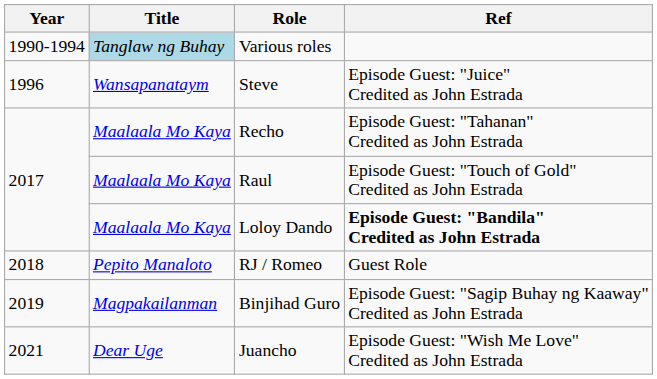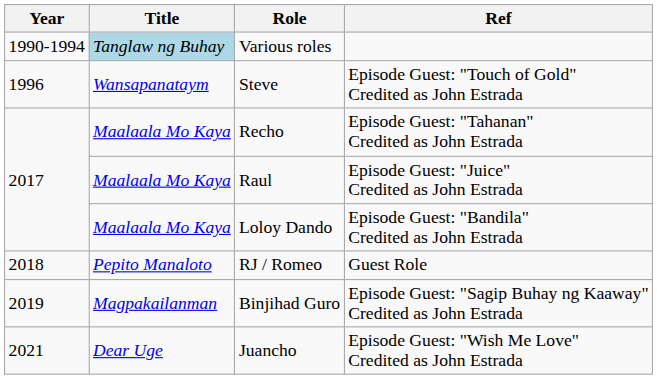(436, 84) Episode Guest: "Juice" Credited as John Estrada -> (462, 84) Episode Guest: "Touch of Gold" Credited as John Estrada
(462, 179) Episode Guest: "Touch of Gold" Credited as John Estrada -> (436, 179) Episode Guest: "Juice" Credited as John Estrada
(447, 227) bold -> (439, 227) normal
